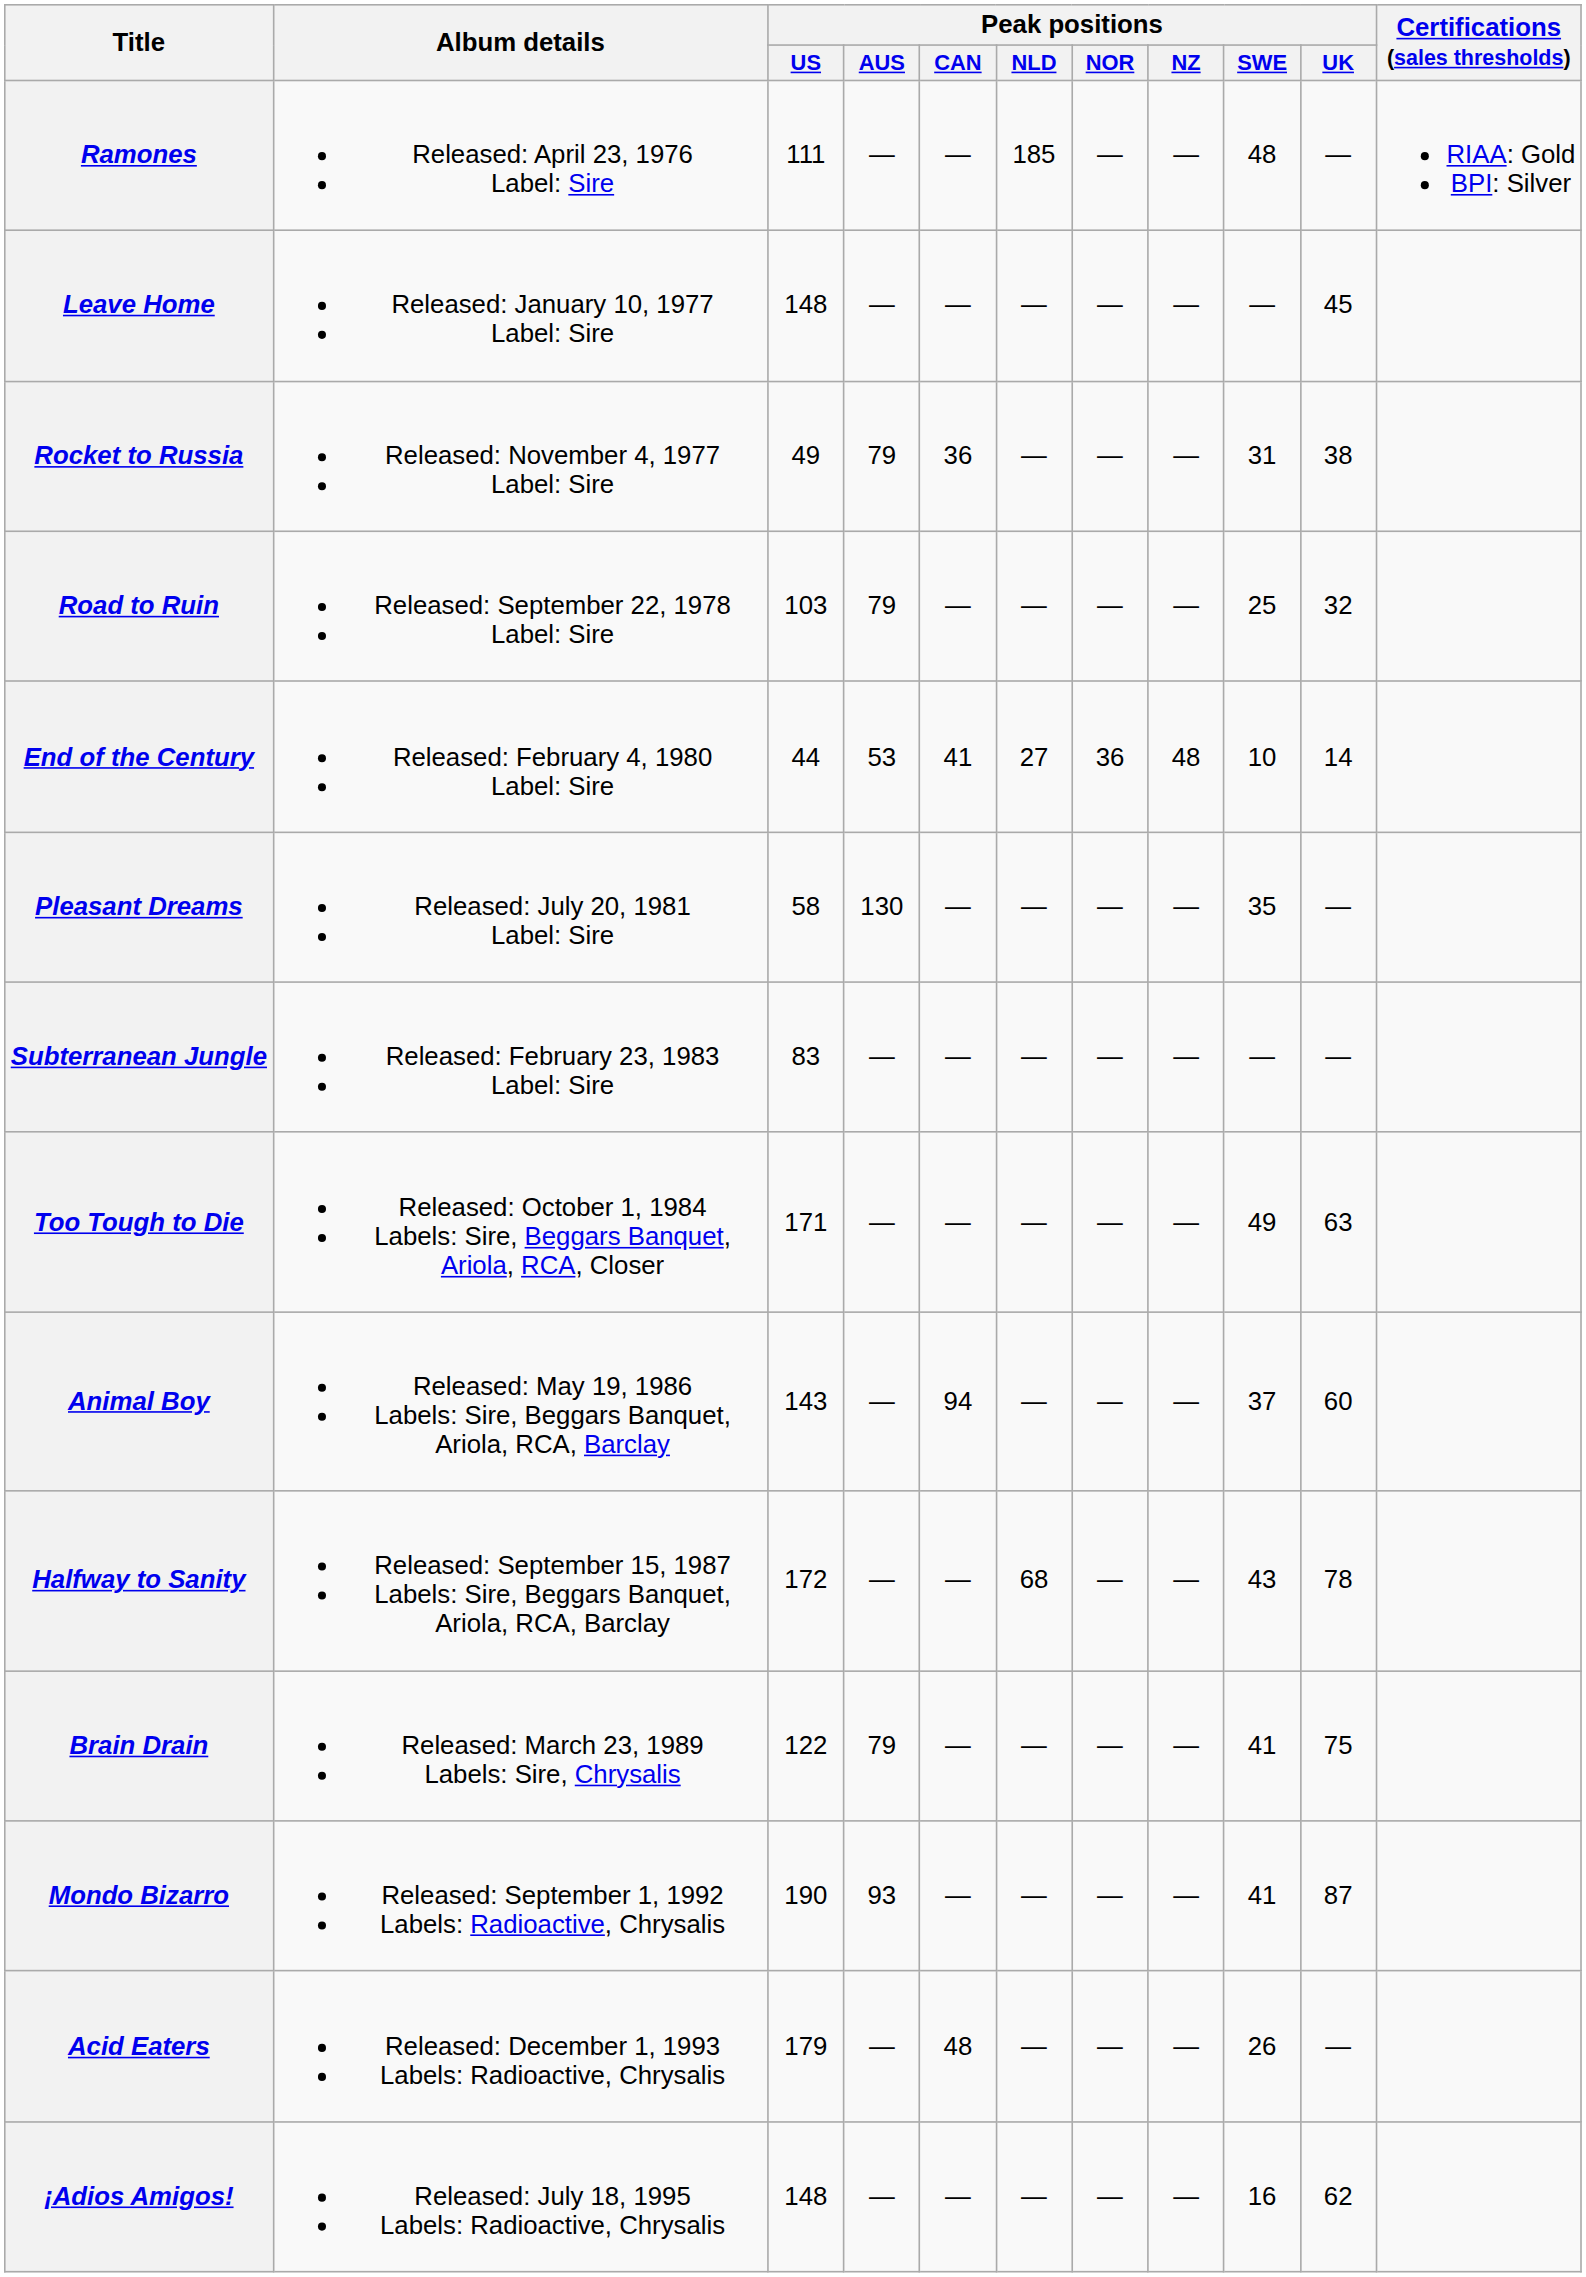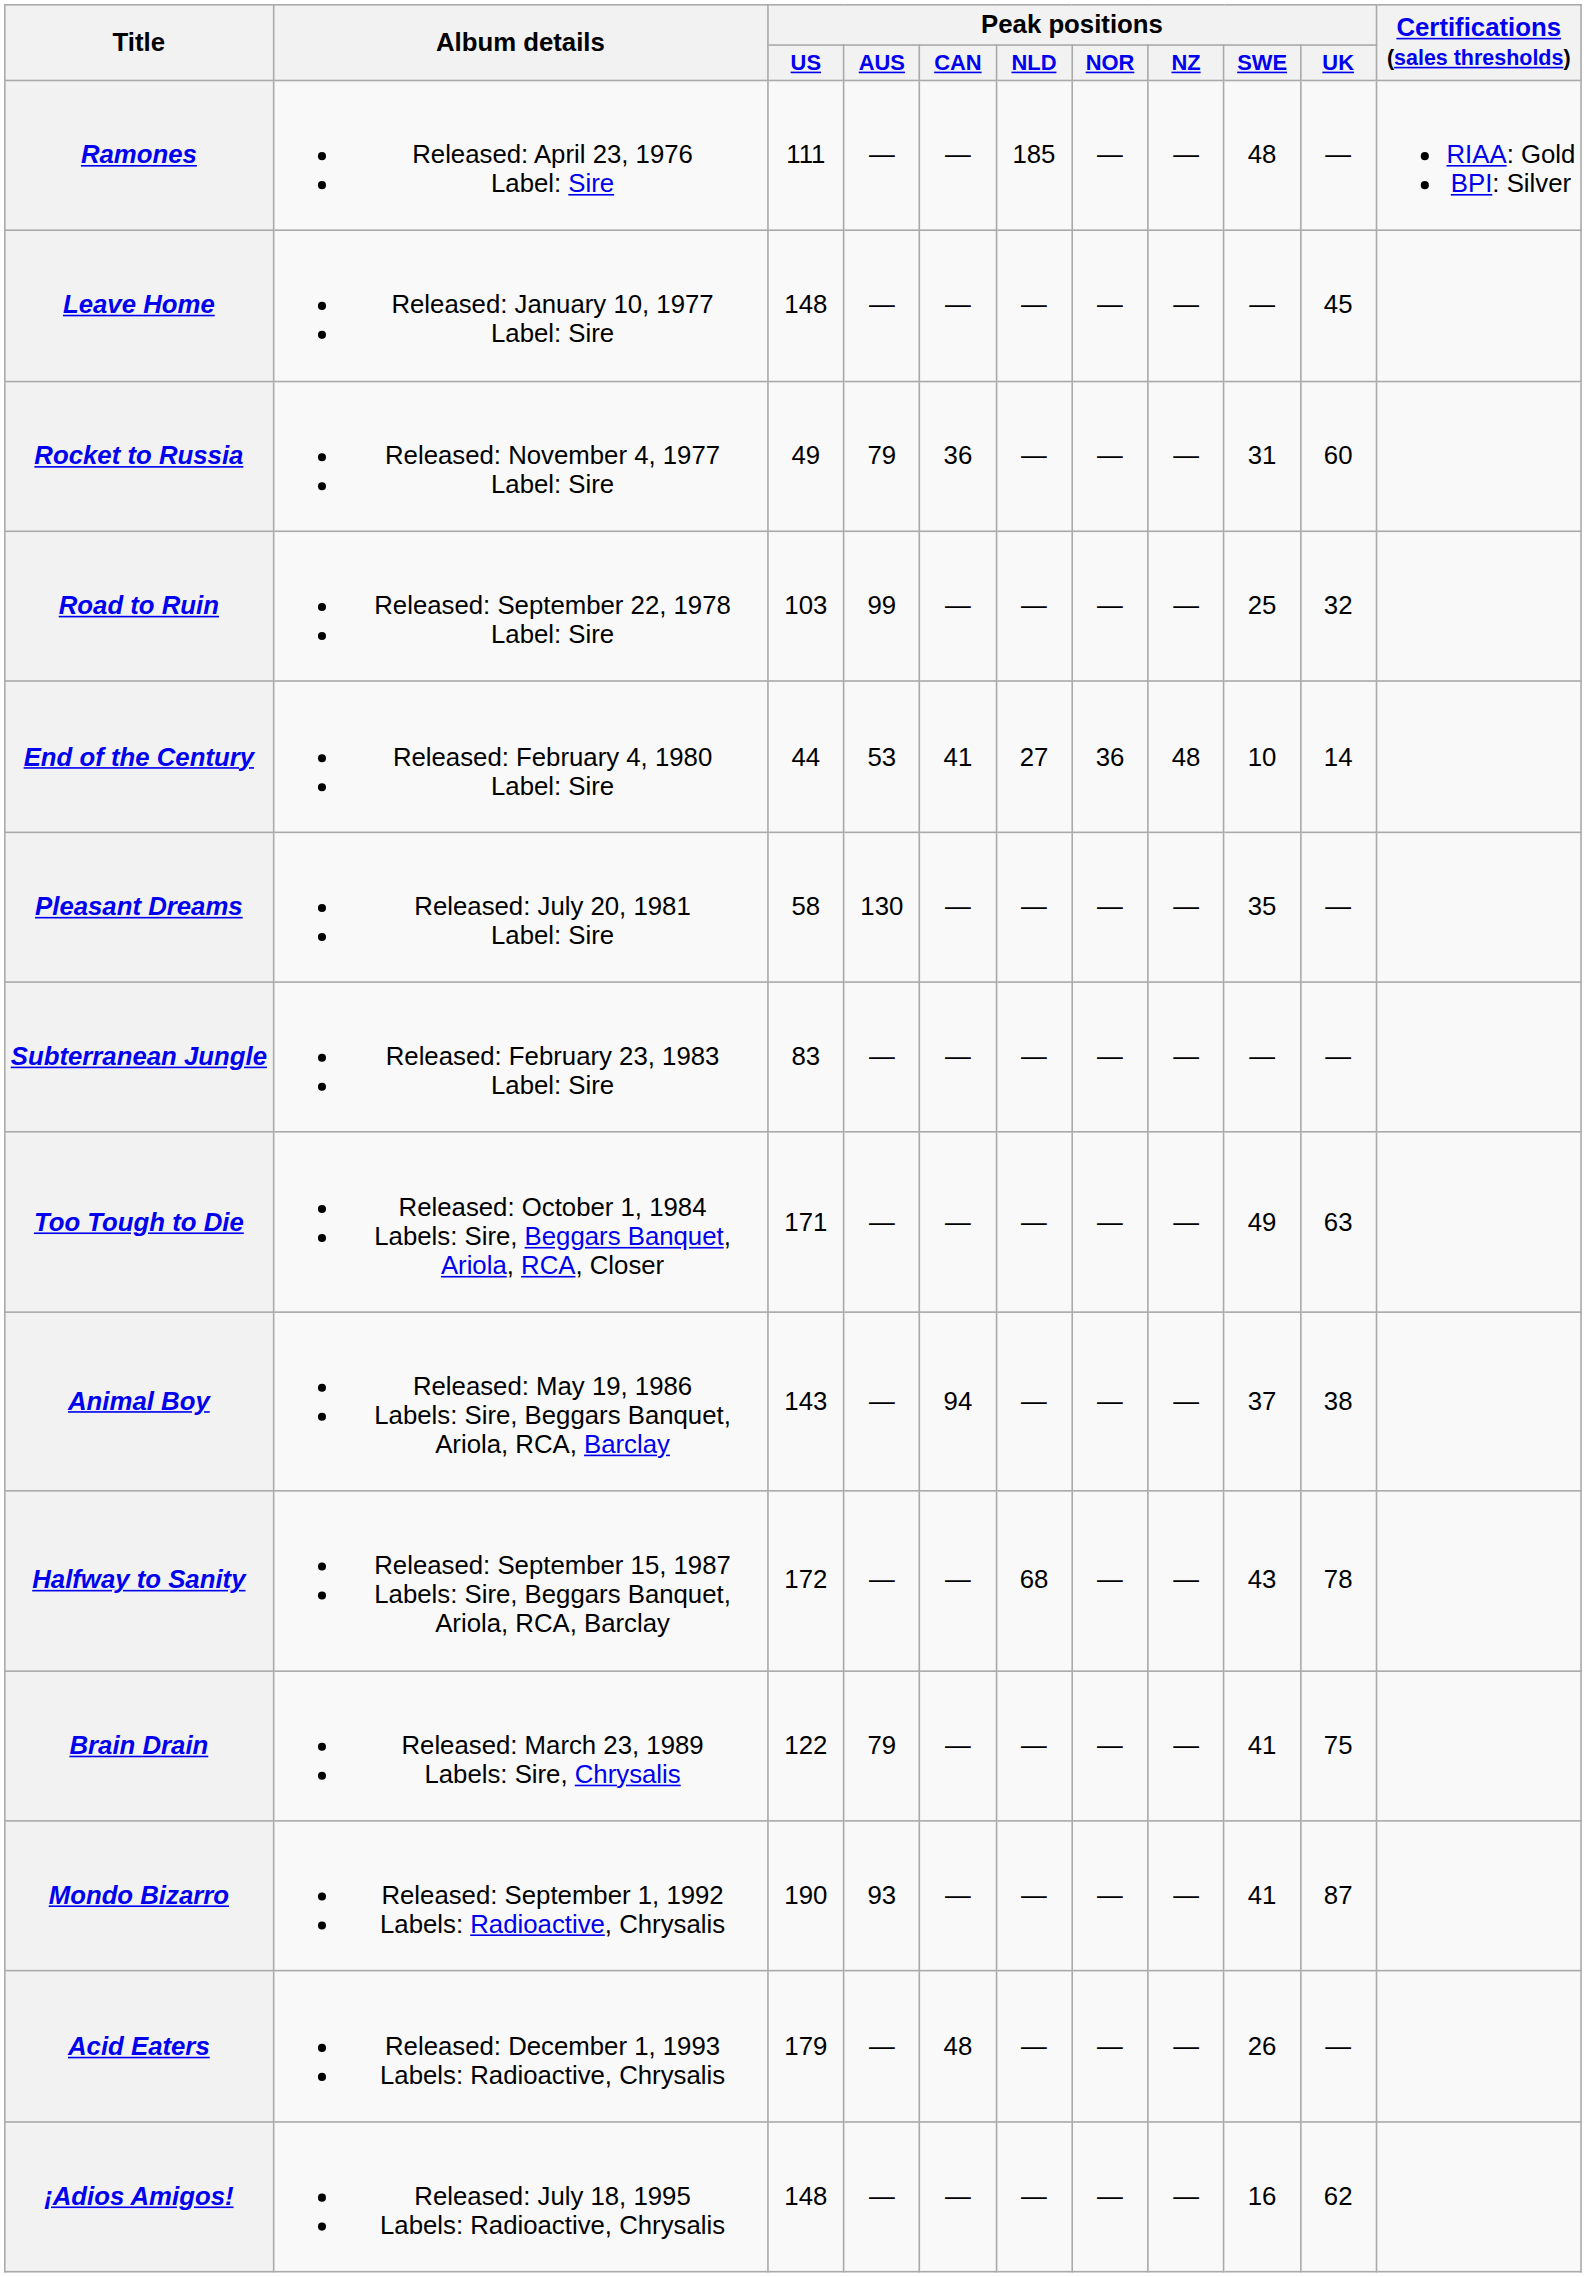(1338, 455) 38 -> (1338, 455) 60
(882, 606) 79 -> (882, 606) 99
(1338, 1401) 60 -> (1338, 1401) 38
